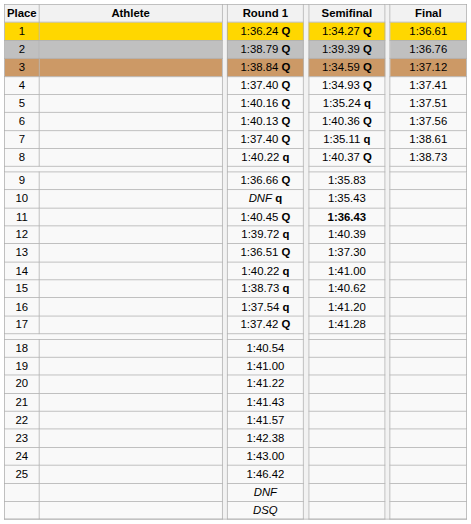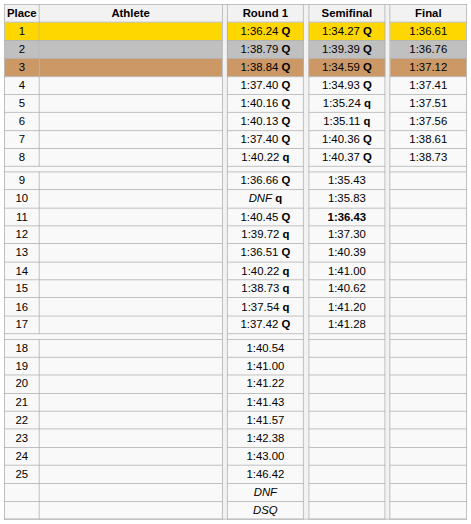(347, 121) 1:40.36 Q -> (347, 121) 1:35.11 q
(347, 139) 1:35.11 q -> (347, 139) 1:40.36 Q
(347, 180) 1:35.83 -> (347, 180) 1:35.43
(347, 198) 1:35.43 -> (347, 198) 1:35.83
(347, 234) 1:40.39 -> (347, 234) 1:37.30
(347, 252) 1:37.30 -> (347, 252) 1:40.39
